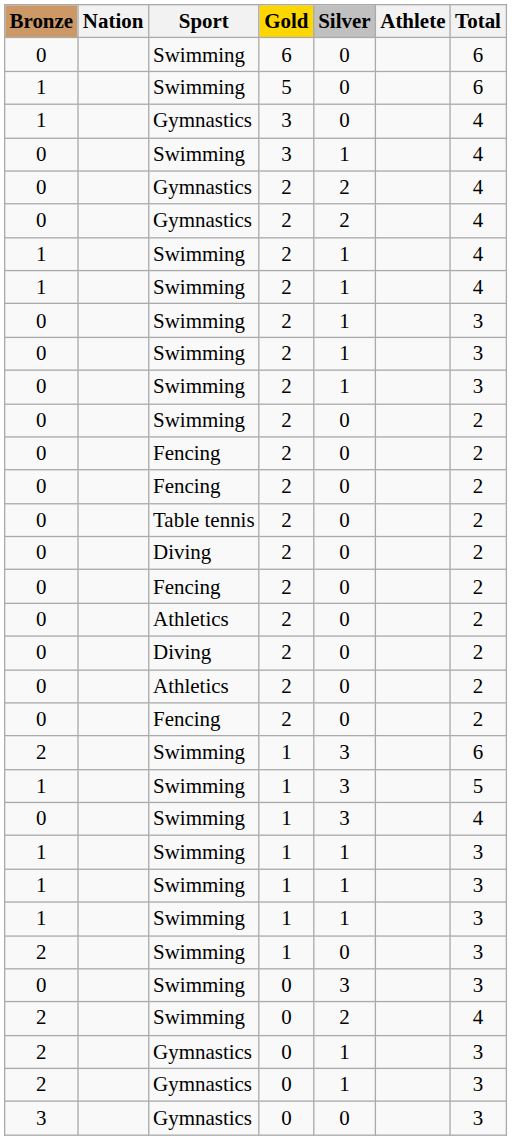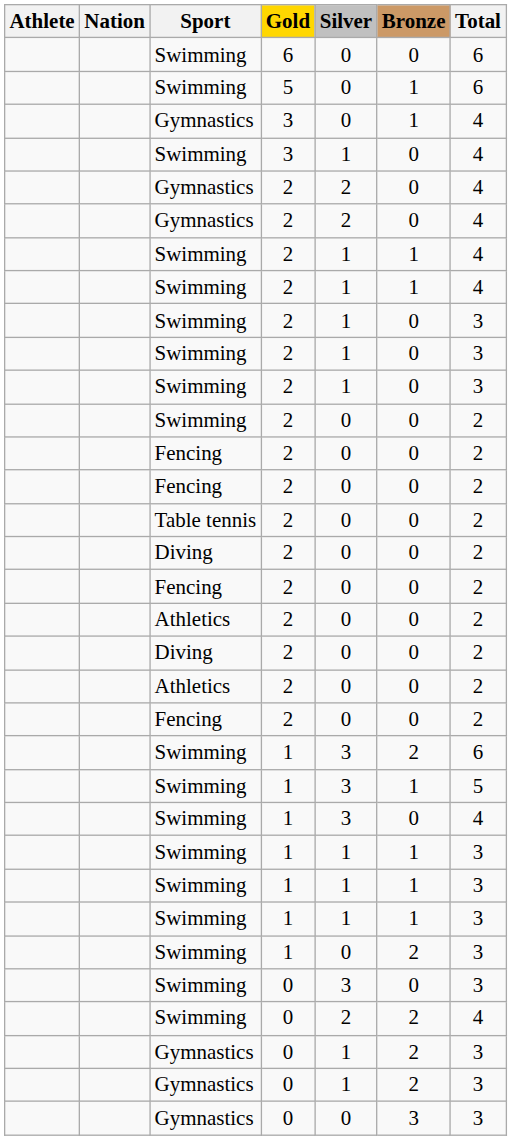columns swapped: (413, 21) <-> (41, 21)
